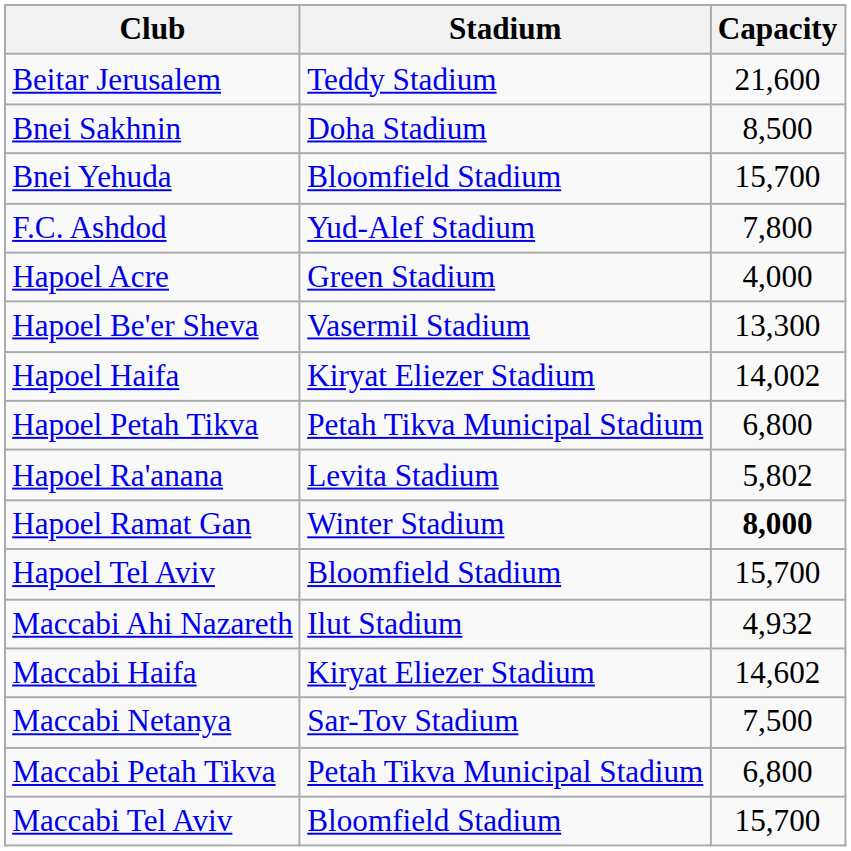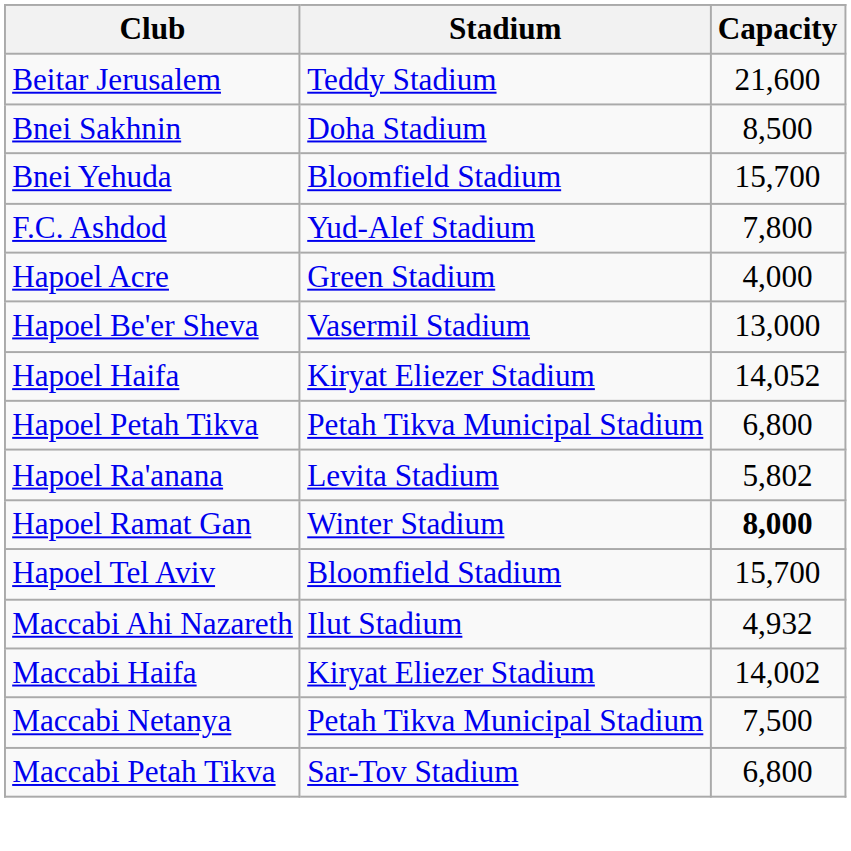(777, 326) 13,300 -> (777, 326) 13,000
(777, 375) 14,002 -> (777, 375) 14,052
(777, 672) 14,602 -> (777, 672) 14,002
(413, 721) Sar-Tov Stadium -> (505, 721) Petah Tikva Municipal Stadium
(505, 771) Petah Tikva Municipal Stadium -> (413, 771) Sar-Tov Stadium
- row: (122, 820)
